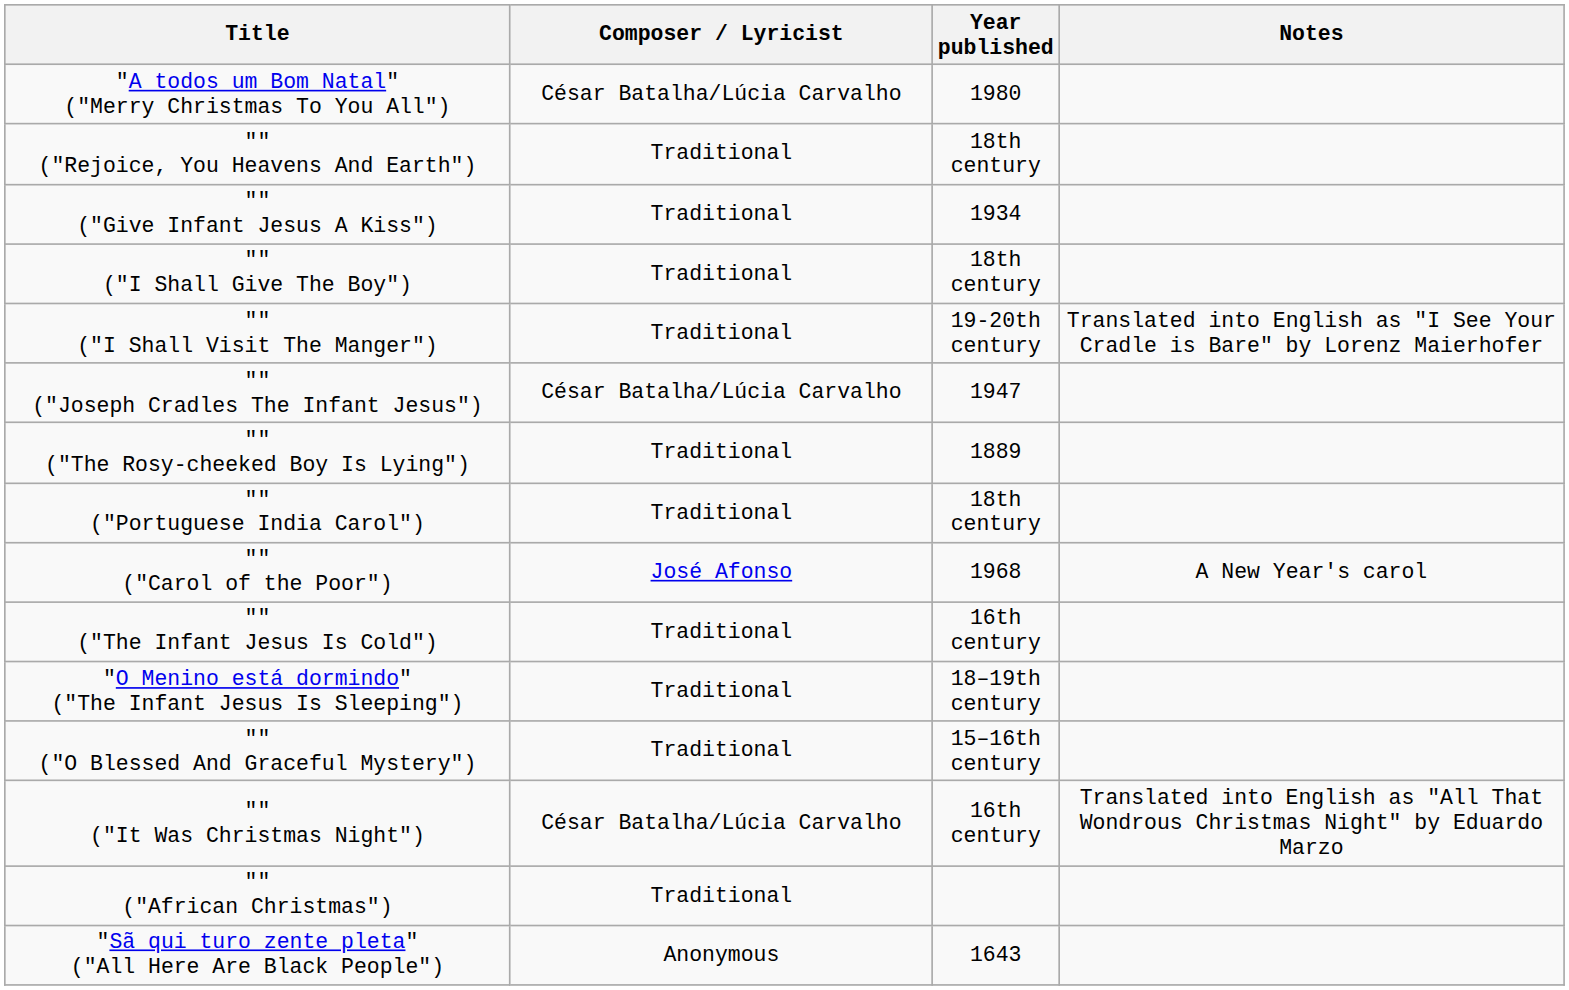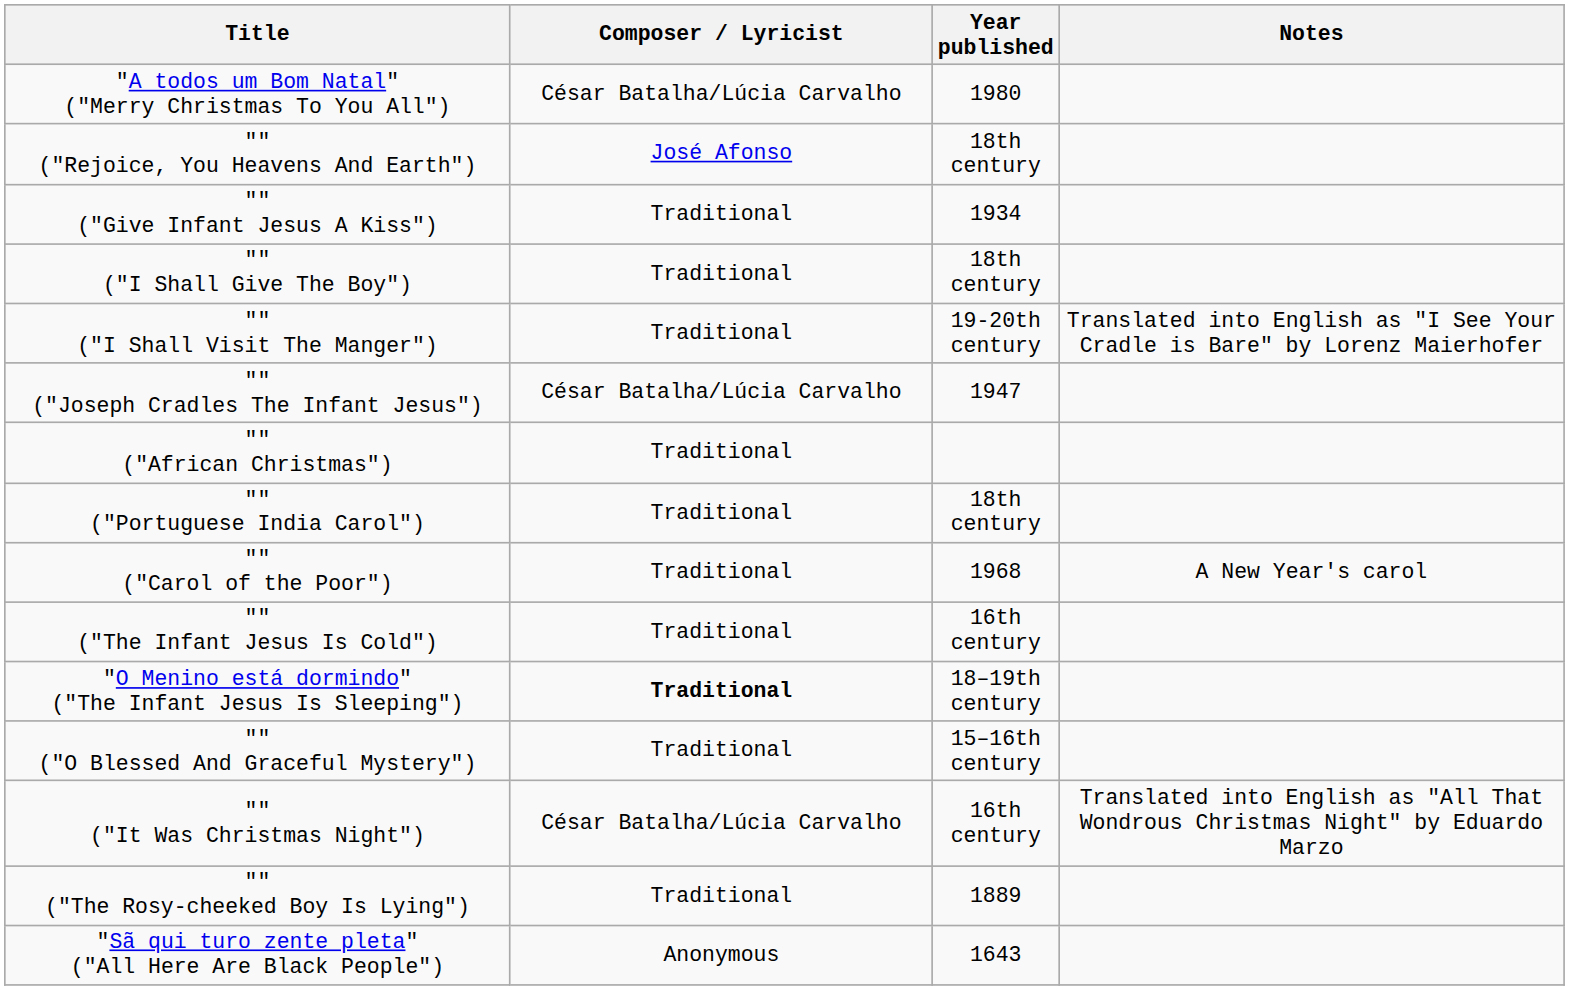(721, 154) Traditional -> (721, 154) José Afonso
rows swapped: (257, 895) <-> (257, 453)
(721, 572) José Afonso -> (721, 572) Traditional
(721, 691) normal -> (721, 691) bold
